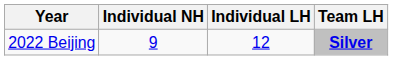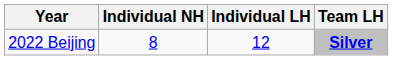(153, 42) 9 -> (153, 42) 8
